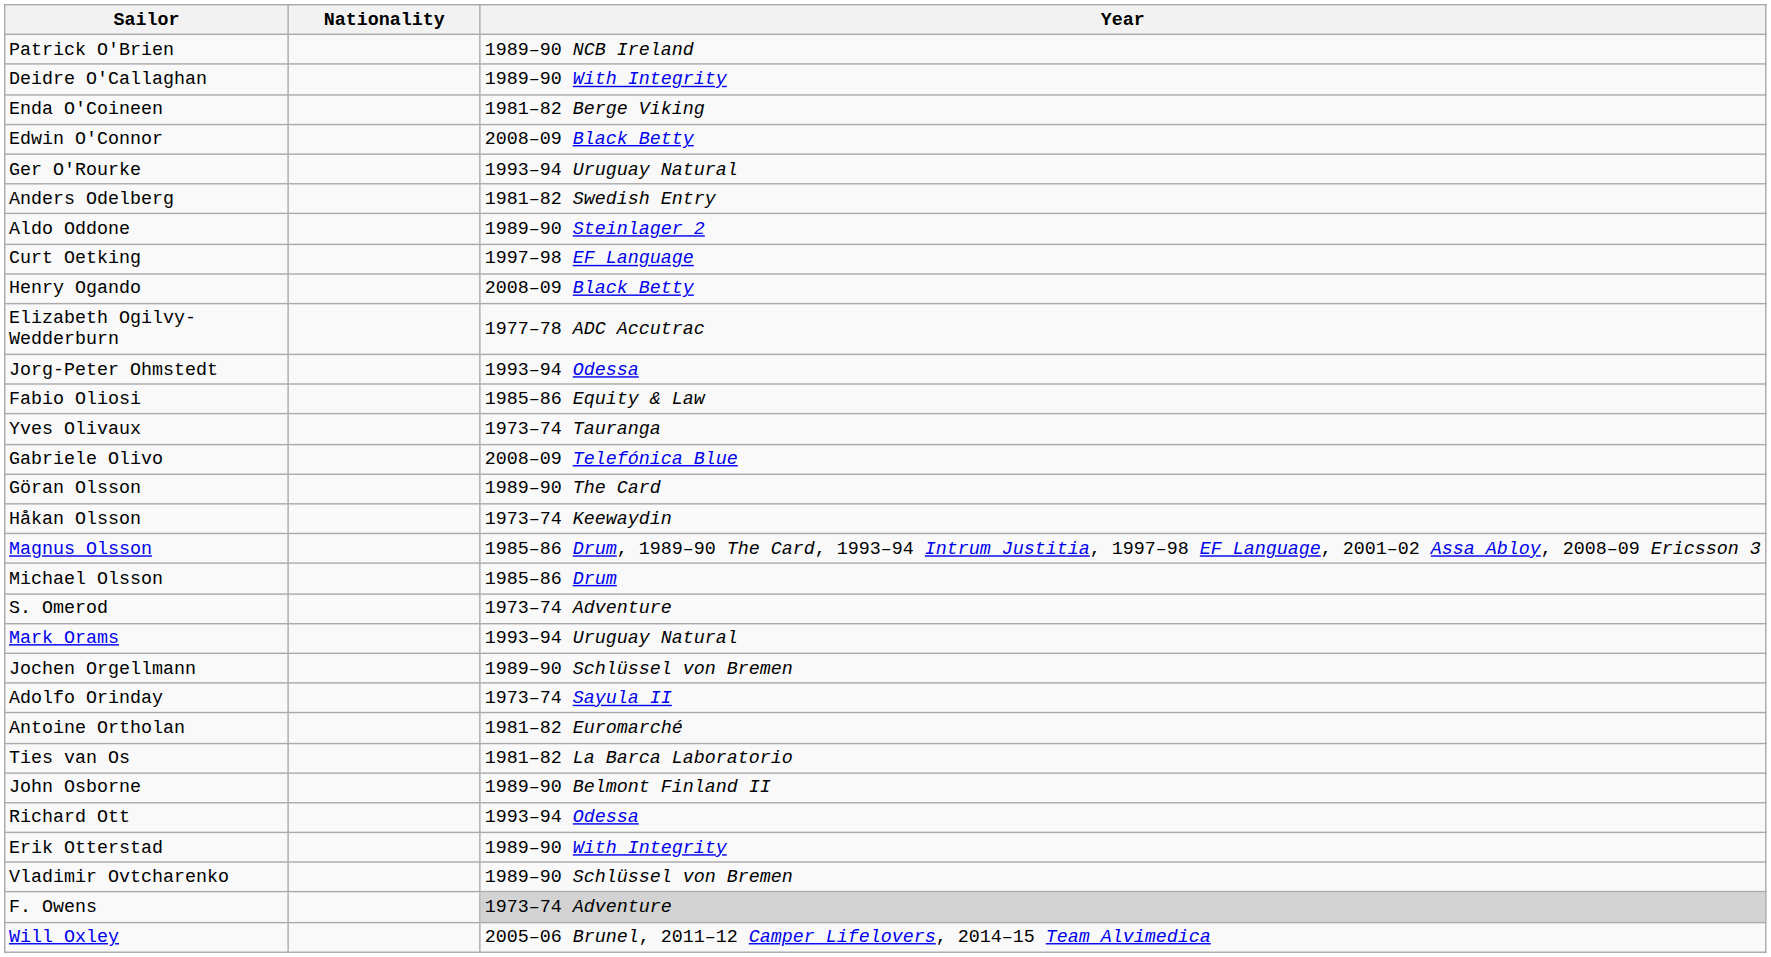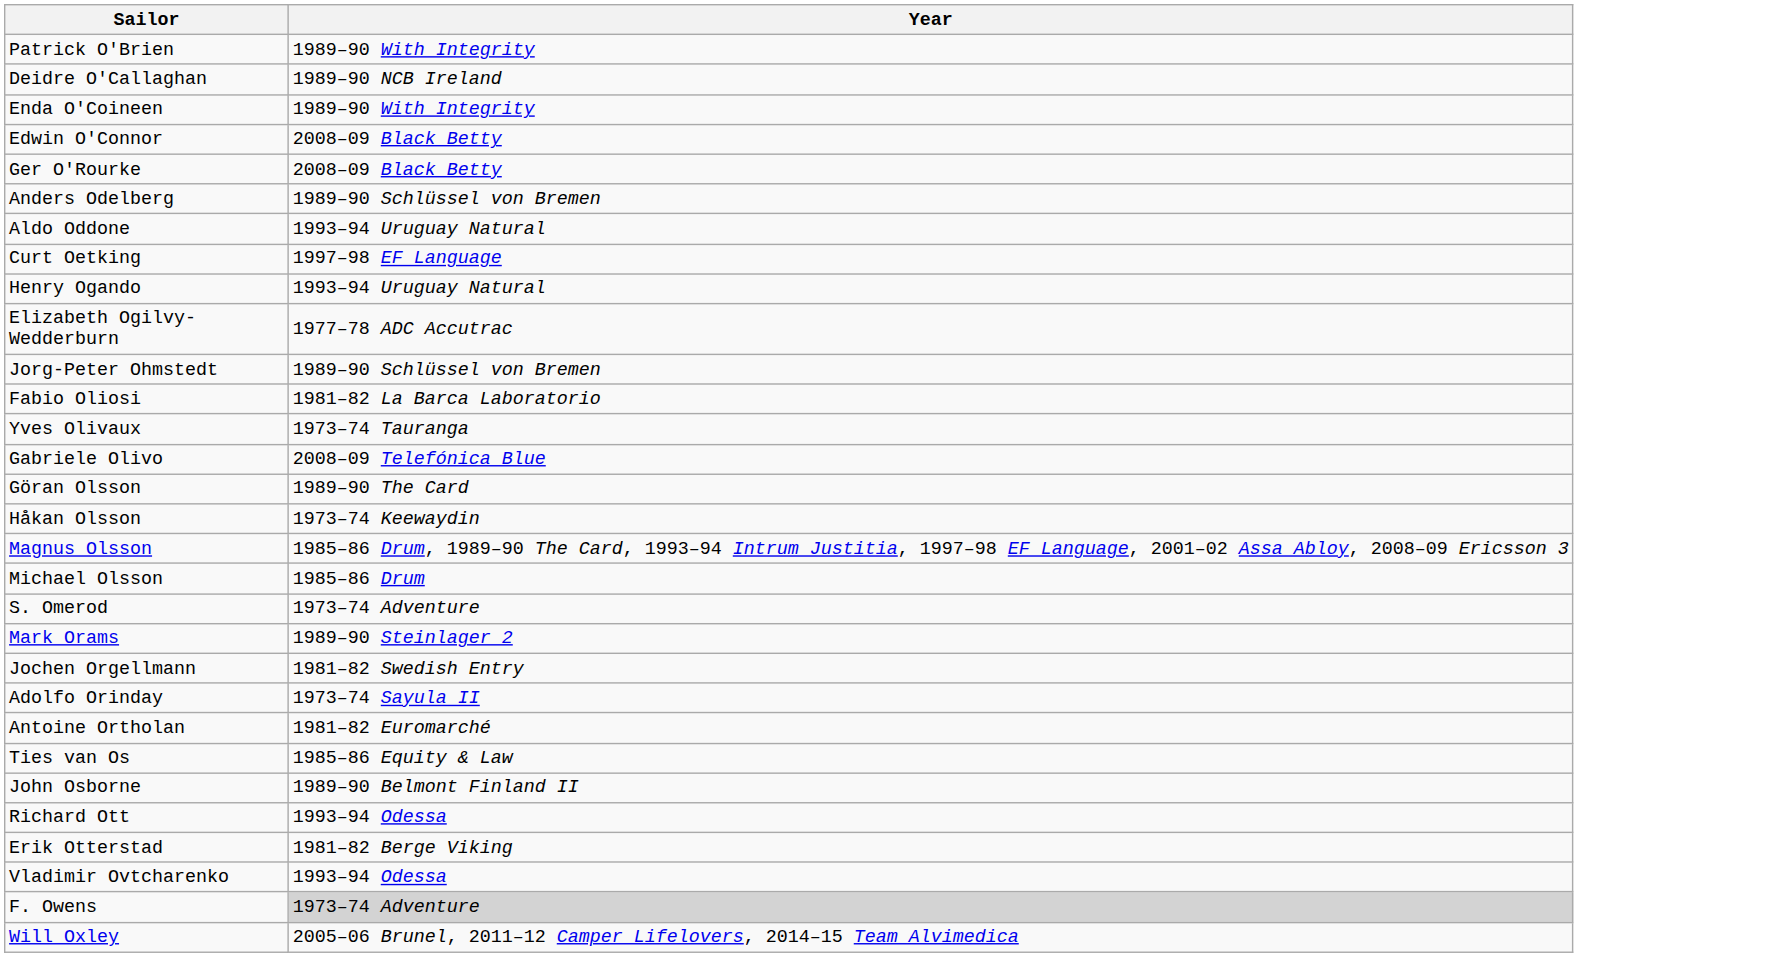- column: (384, 20)
(589, 50) 1989–90 NCB Ireland -> (414, 50) 1989–90 With Integrity
(606, 79) 1989–90 With Integrity -> (397, 79) 1989–90 NCB Ireland
(595, 109) 1981–82 Berge Viking -> (414, 109) 1989–90 With Integrity
(611, 169) 1993–94 Uruguay Natural -> (397, 169) 2008–09 Black Betty
(600, 199) 1981–82 Swedish Entry -> (447, 199) 1989–90 Schlüssel von Bremen
(595, 229) 1989–90 Steinlager 2 -> (419, 229) 1993–94 Uruguay Natural
(589, 289) 2008–09 Black Betty -> (419, 289) 1993–94 Uruguay Natural
(562, 369) 1993–94 Odessa -> (447, 369) 1989–90 Schlüssel von Bremen
(595, 399) 1985–86 Equity & Law -> (447, 399) 1981–82 La Barca Laboratorio
(611, 638) 1993–94 Uruguay Natural -> (403, 638) 1989–90 Steinlager 2
(639, 668) 1989–90 Schlüssel von Bremen -> (408, 668) 1981–82 Swedish Entry
(639, 758) 1981–82 La Barca Laboratorio -> (403, 758) 1985–86 Equity & Law
(606, 847) 1989–90 With Integrity -> (403, 847) 1981–82 Berge Viking
(639, 877) 1989–90 Schlüssel von Bremen -> (370, 877) 1993–94 Odessa
